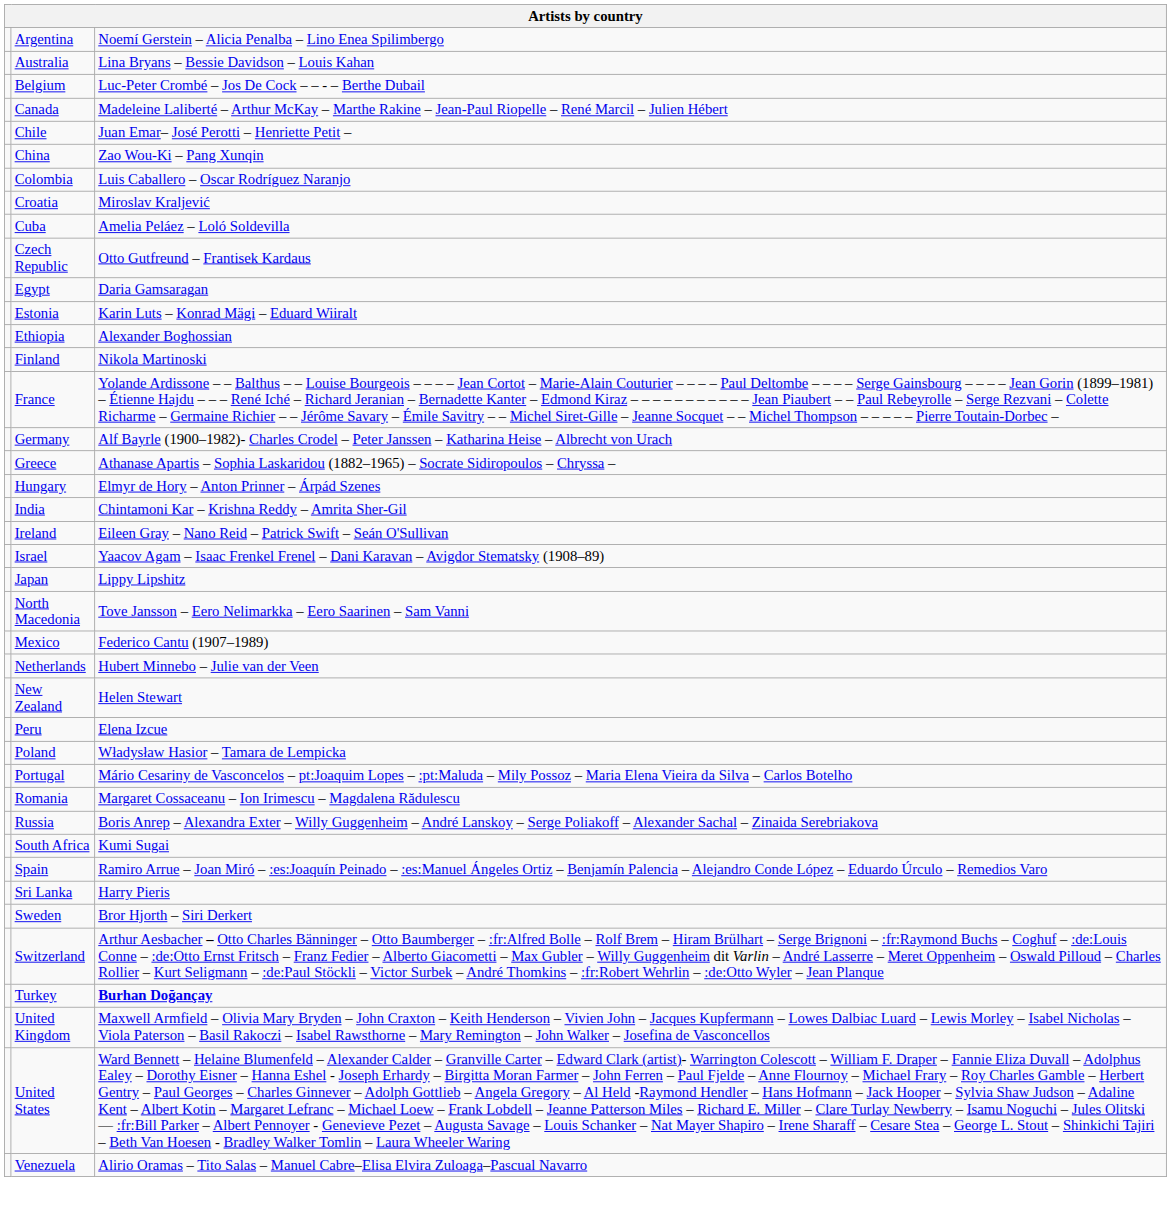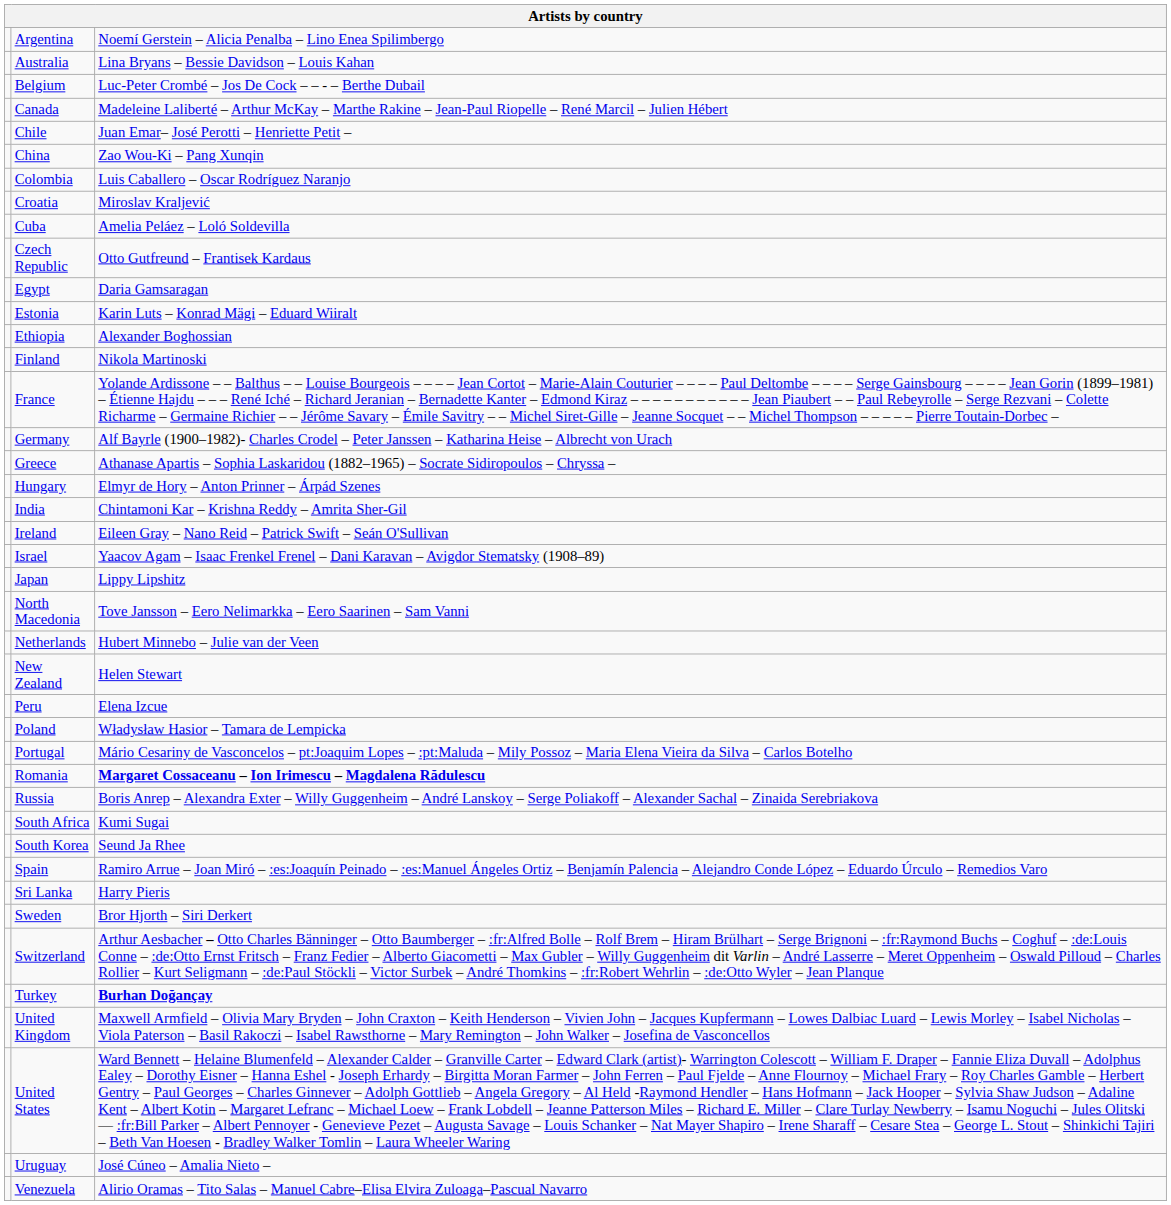- row: (37, 642)
(279, 799) normal -> (292, 775) bold
+ row: (52, 846)
+ row: (40, 1165)
